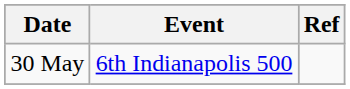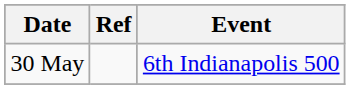columns swapped: (194, 23) <-> (322, 23)
